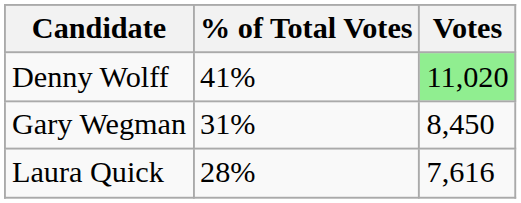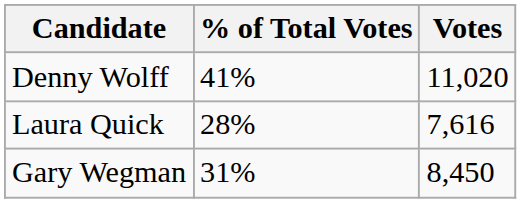(468, 76) lightgreen background -> (468, 76) no background
rows swapped: (99, 124) <-> (88, 172)
